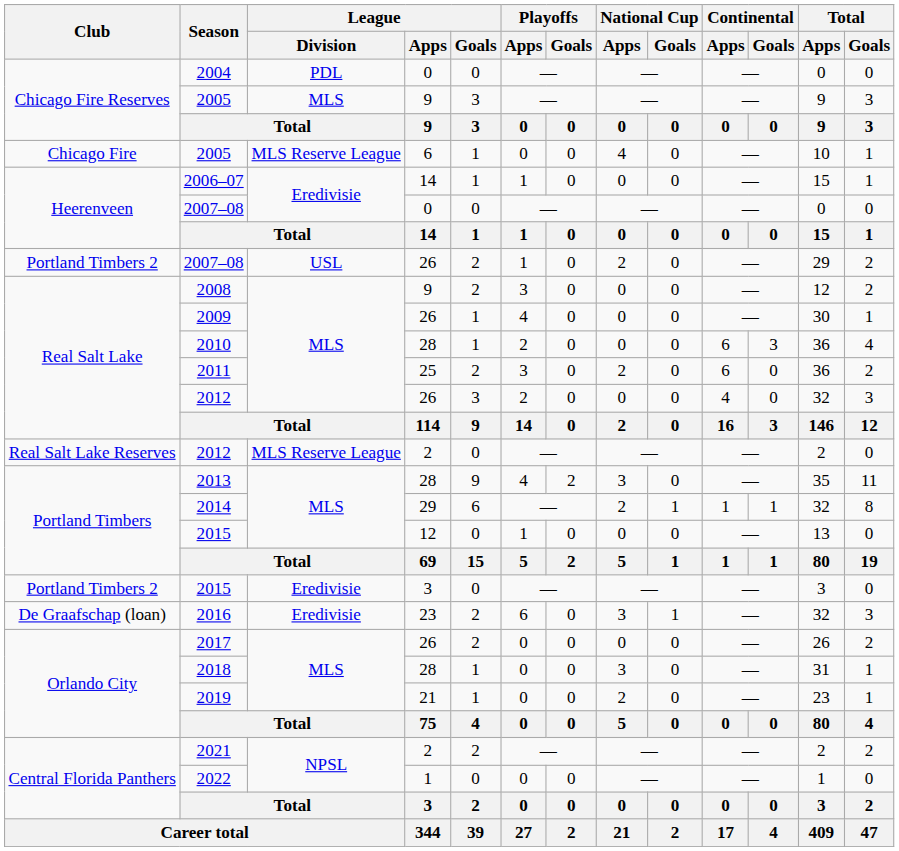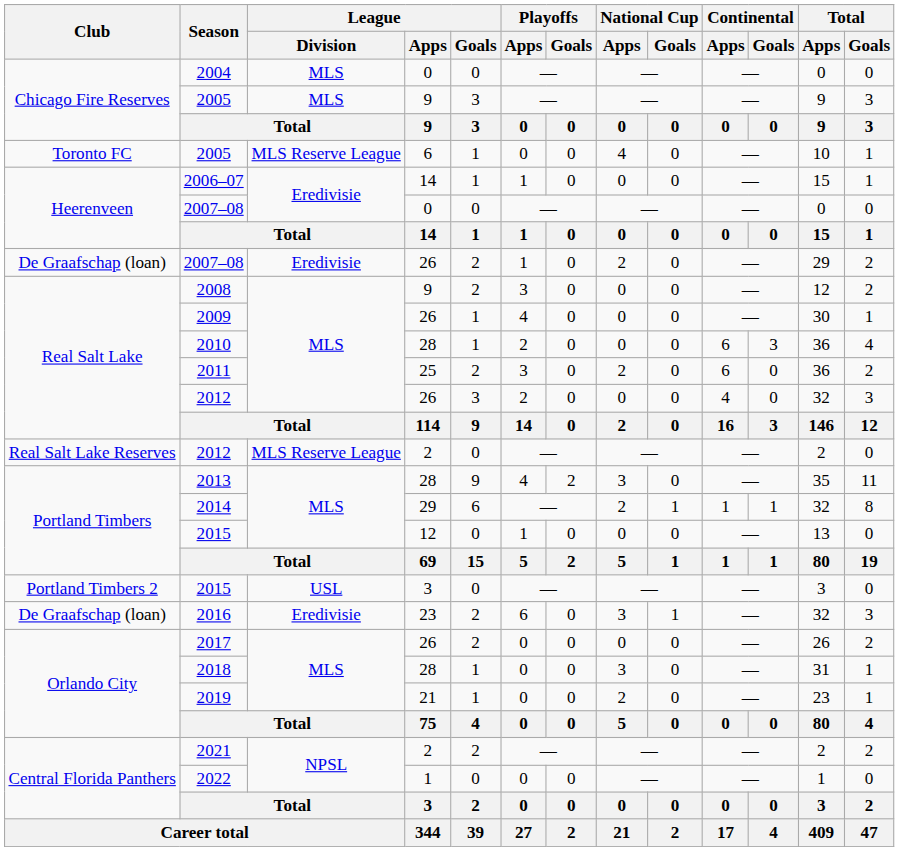(326, 72) PDL -> (326, 72) MLS
(92, 153) Chicago Fire -> (92, 153) Toronto FC
(92, 262) Portland Timbers 2 -> (92, 262) De Graafschap (loan)
(326, 262) USL -> (326, 262) Eredivisie
(326, 588) Eredivisie -> (326, 588) USL
